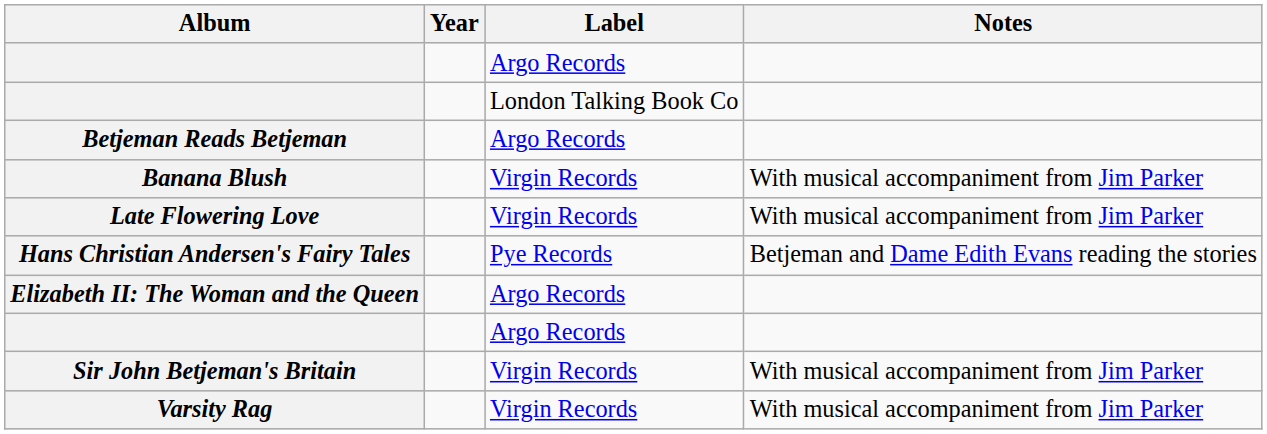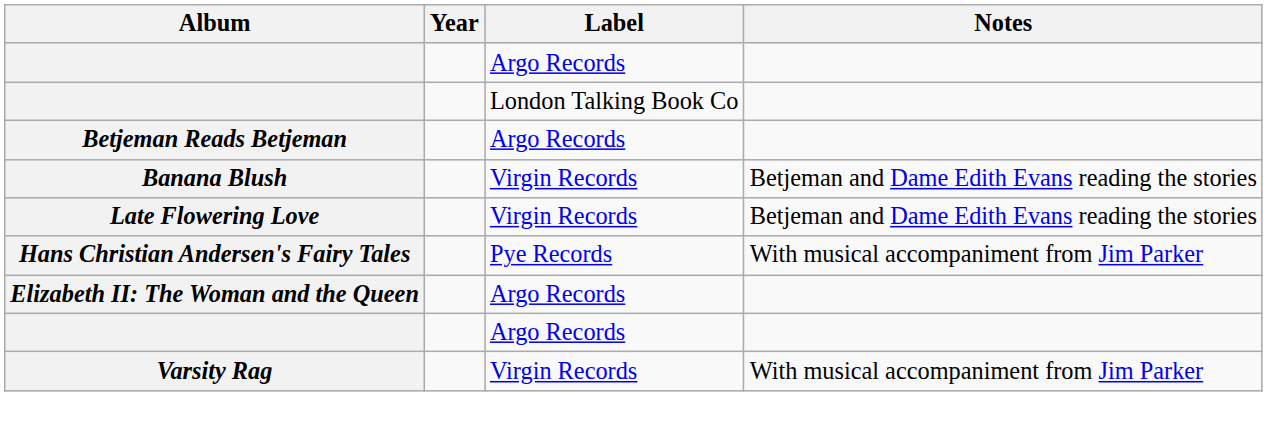(976, 178) With musical accompaniment from Jim Parker -> (1003, 178) Betjeman and Dame Edith Evans reading the stories
(976, 216) With musical accompaniment from Jim Parker -> (1003, 216) Betjeman and Dame Edith Evans reading the stories
(1003, 255) Betjeman and Dame Edith Evans reading the stories -> (976, 255) With musical accompaniment from Jim Parker
- row: (215, 370)
